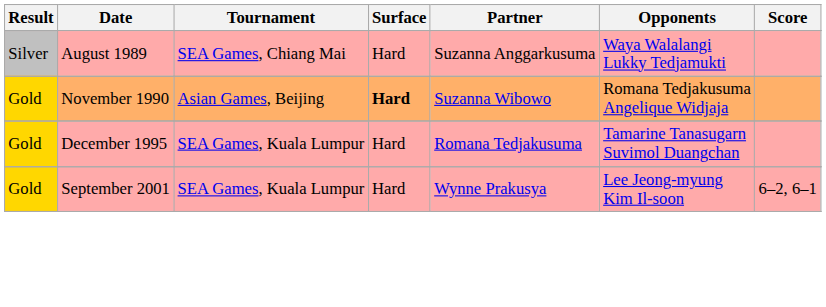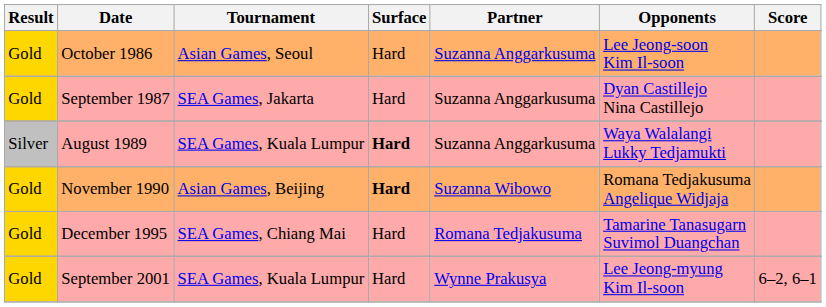+ row: (107, 53)
+ row: (116, 98)
(262, 53) SEA Games, Chiang Mai -> (271, 143) SEA Games, Kuala Lumpur
(389, 53) normal -> (391, 143) bold
(271, 143) SEA Games, Kuala Lumpur -> (262, 233) SEA Games, Chiang Mai
